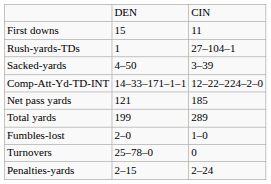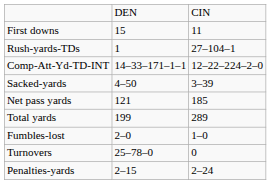rows swapped: (58, 83) <-> (37, 65)
